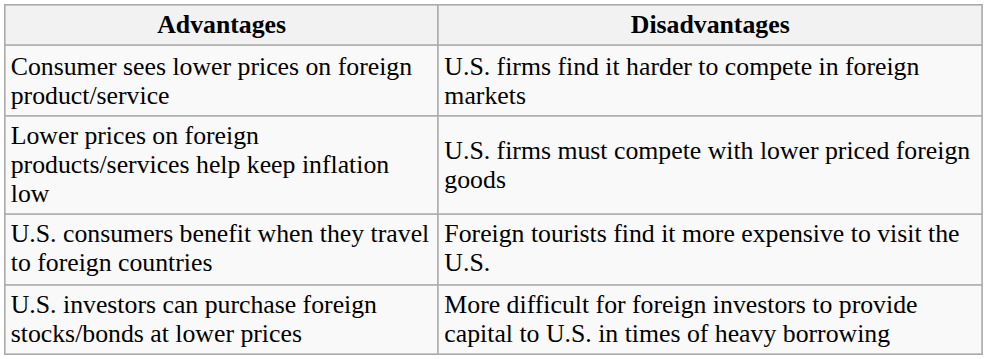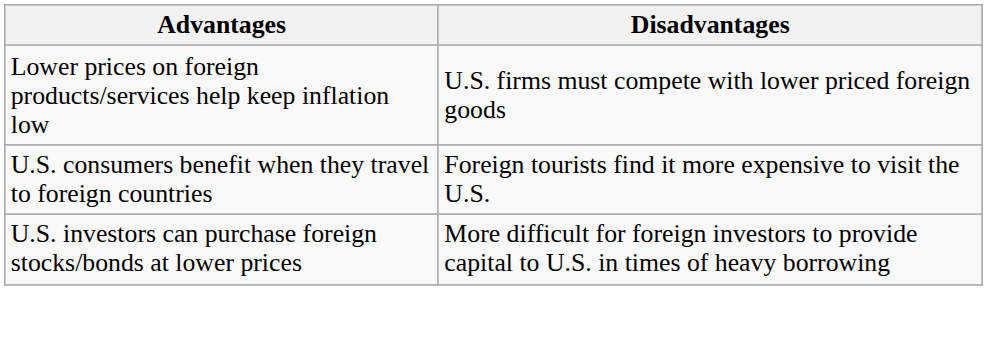- row: (211, 80)
